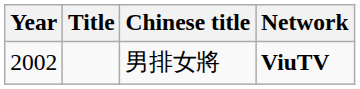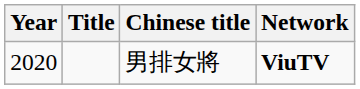(34, 62) 2002 -> (34, 62) 2020
